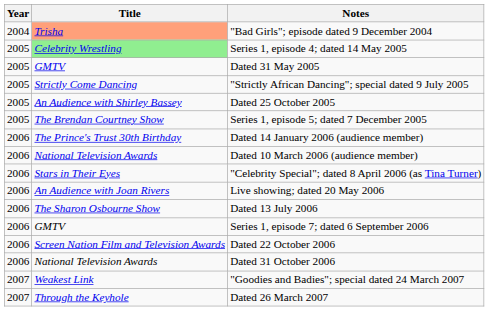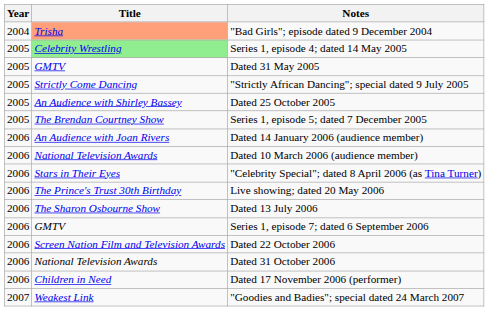(108, 137) The Prince's Trust 30th Birthday -> (102, 137) An Audience with Joan Rivers
(102, 191) An Audience with Joan Rivers -> (108, 191) The Prince's Trust 30th Birthday
+ row: (316, 279)
- row: (279, 297)
